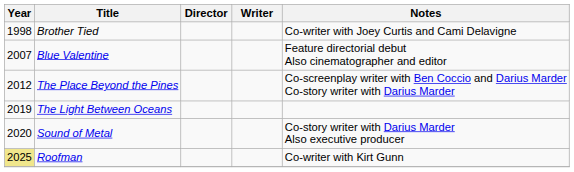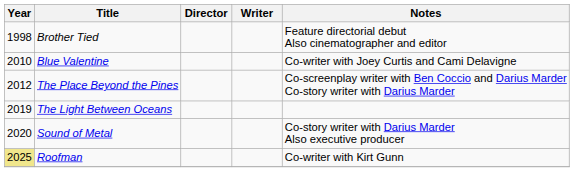(401, 31) Co-writer with Joey Curtis and Cami Delavigne -> (366, 37) Feature directorial debut Also cinematographer and editor
(19, 55) 2007 -> (19, 61) 2010
(366, 55) Feature directorial debut Also cinematographer and editor -> (401, 61) Co-writer with Joey Curtis and Cami Delavigne
